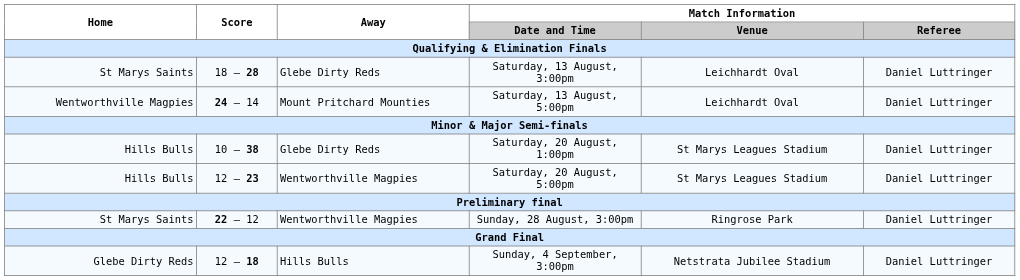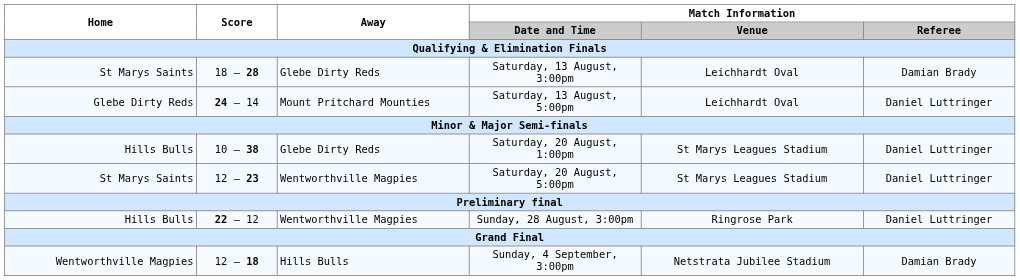(939, 72) Daniel Luttringer -> (939, 72) Damian Brady
(125, 102) Wentworthville Magpies -> (143, 102) Glebe Dirty Reds
(159, 178) Hills Bulls -> (147, 178) St Marys Saints
(147, 220) St Marys Saints -> (159, 220) Hills Bulls
(143, 261) Glebe Dirty Reds -> (125, 261) Wentworthville Magpies
(939, 261) Daniel Luttringer -> (939, 261) Damian Brady
